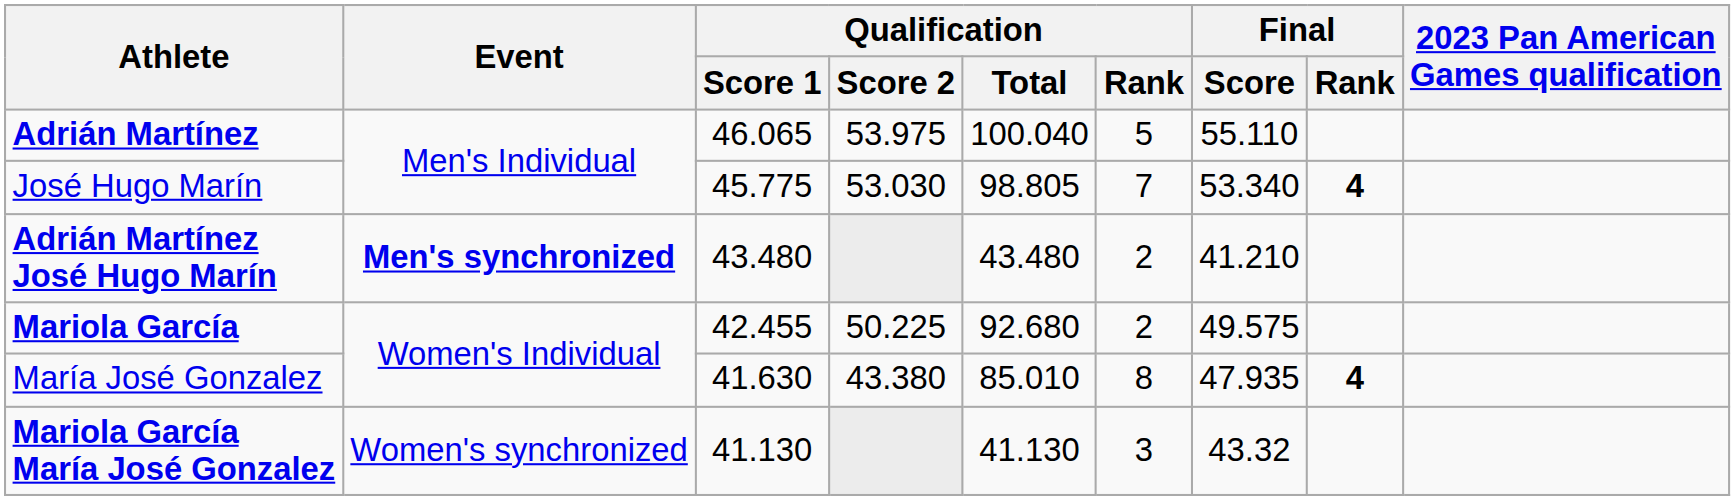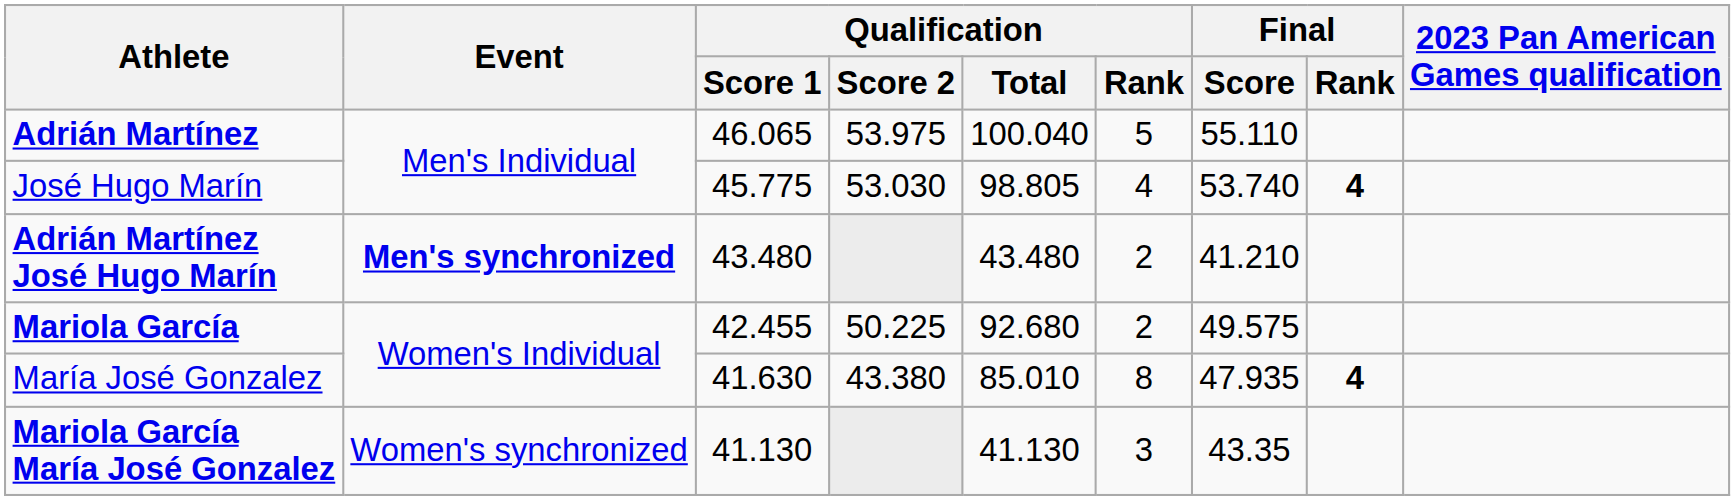(1144, 186) 7 -> (1144, 186) 4
(1249, 186) 53.340 -> (1249, 186) 53.740
(1249, 449) 43.32 -> (1249, 449) 43.35
